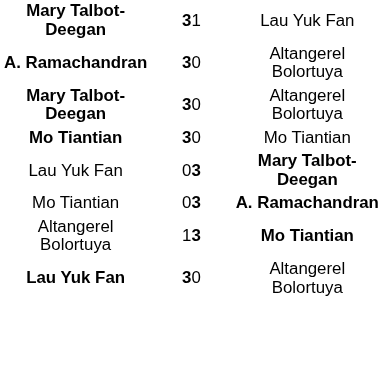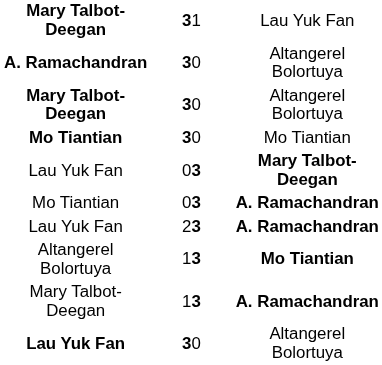+ row: (76, 226)
+ row: (76, 301)
